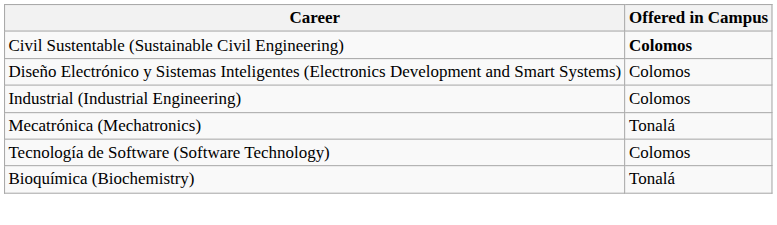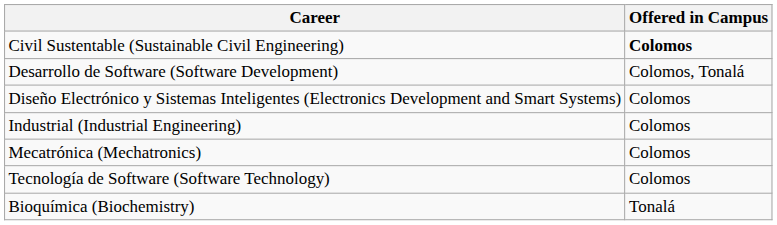+ row: (173, 71)
(652, 125) Tonalá -> (660, 152) Colomos
